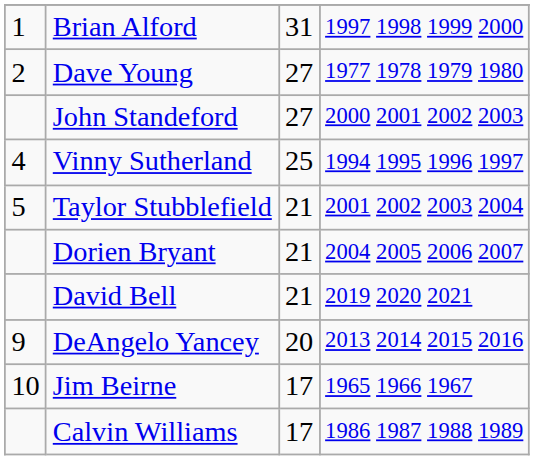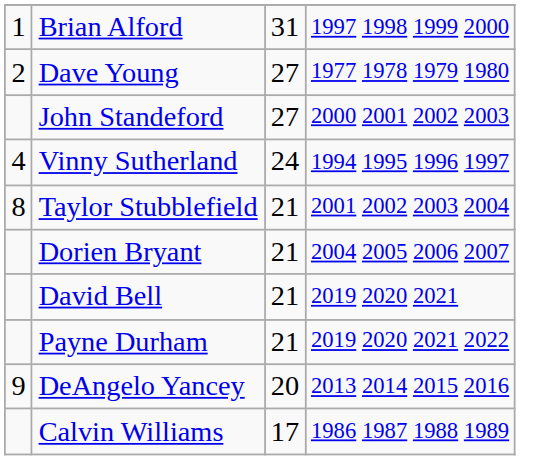(299, 161) 25 -> (285, 161) 24
(18, 206) 5 -> (18, 206) 8
+ row: (123, 341)
- row: (115, 386)
